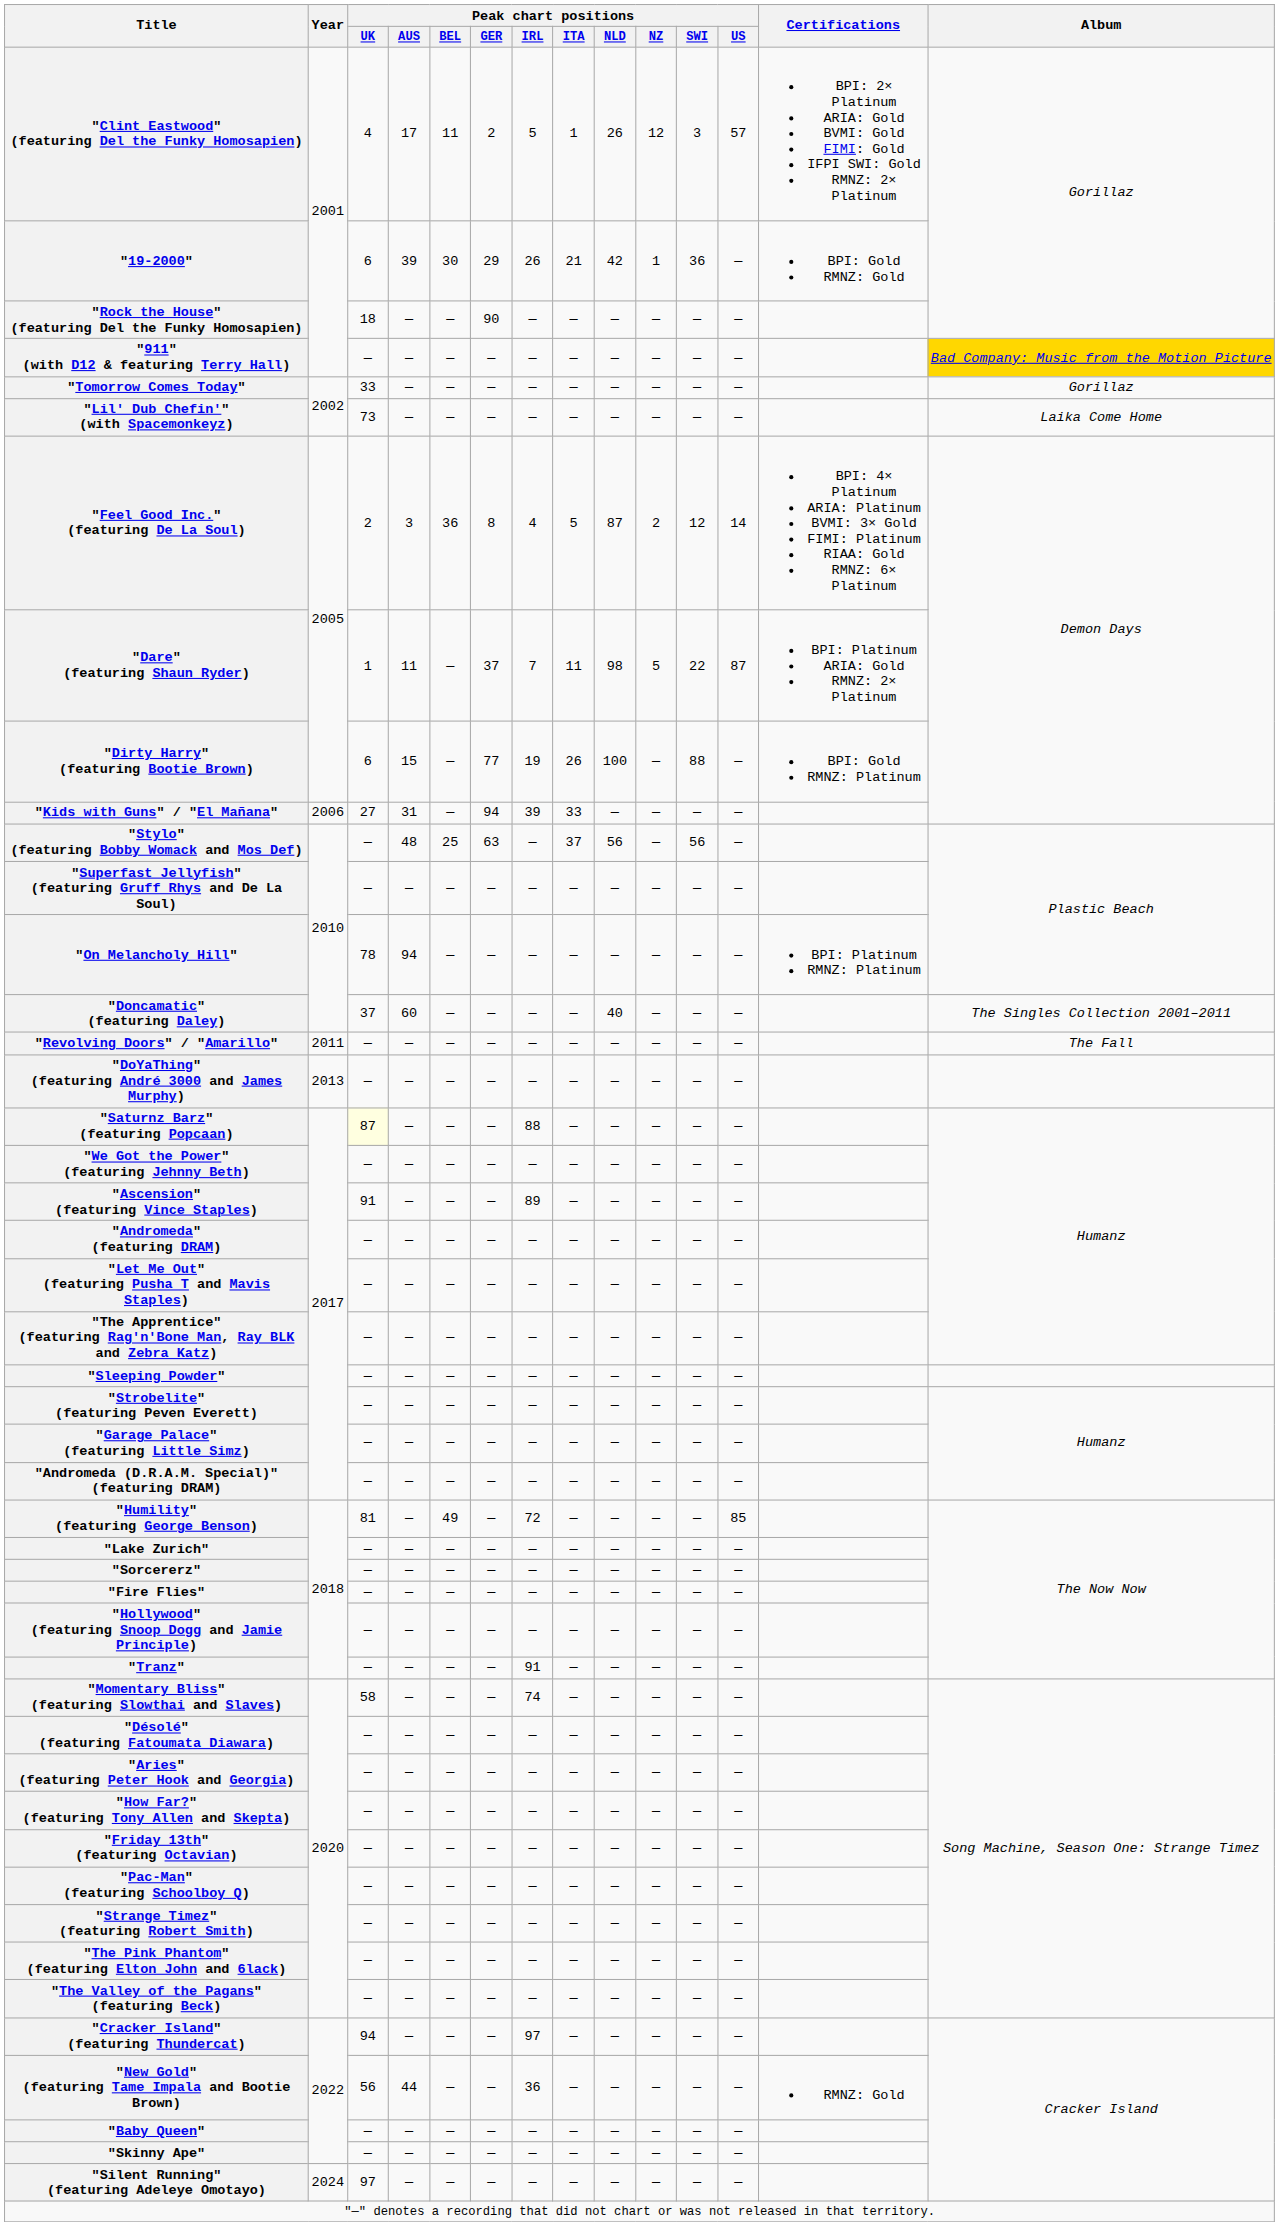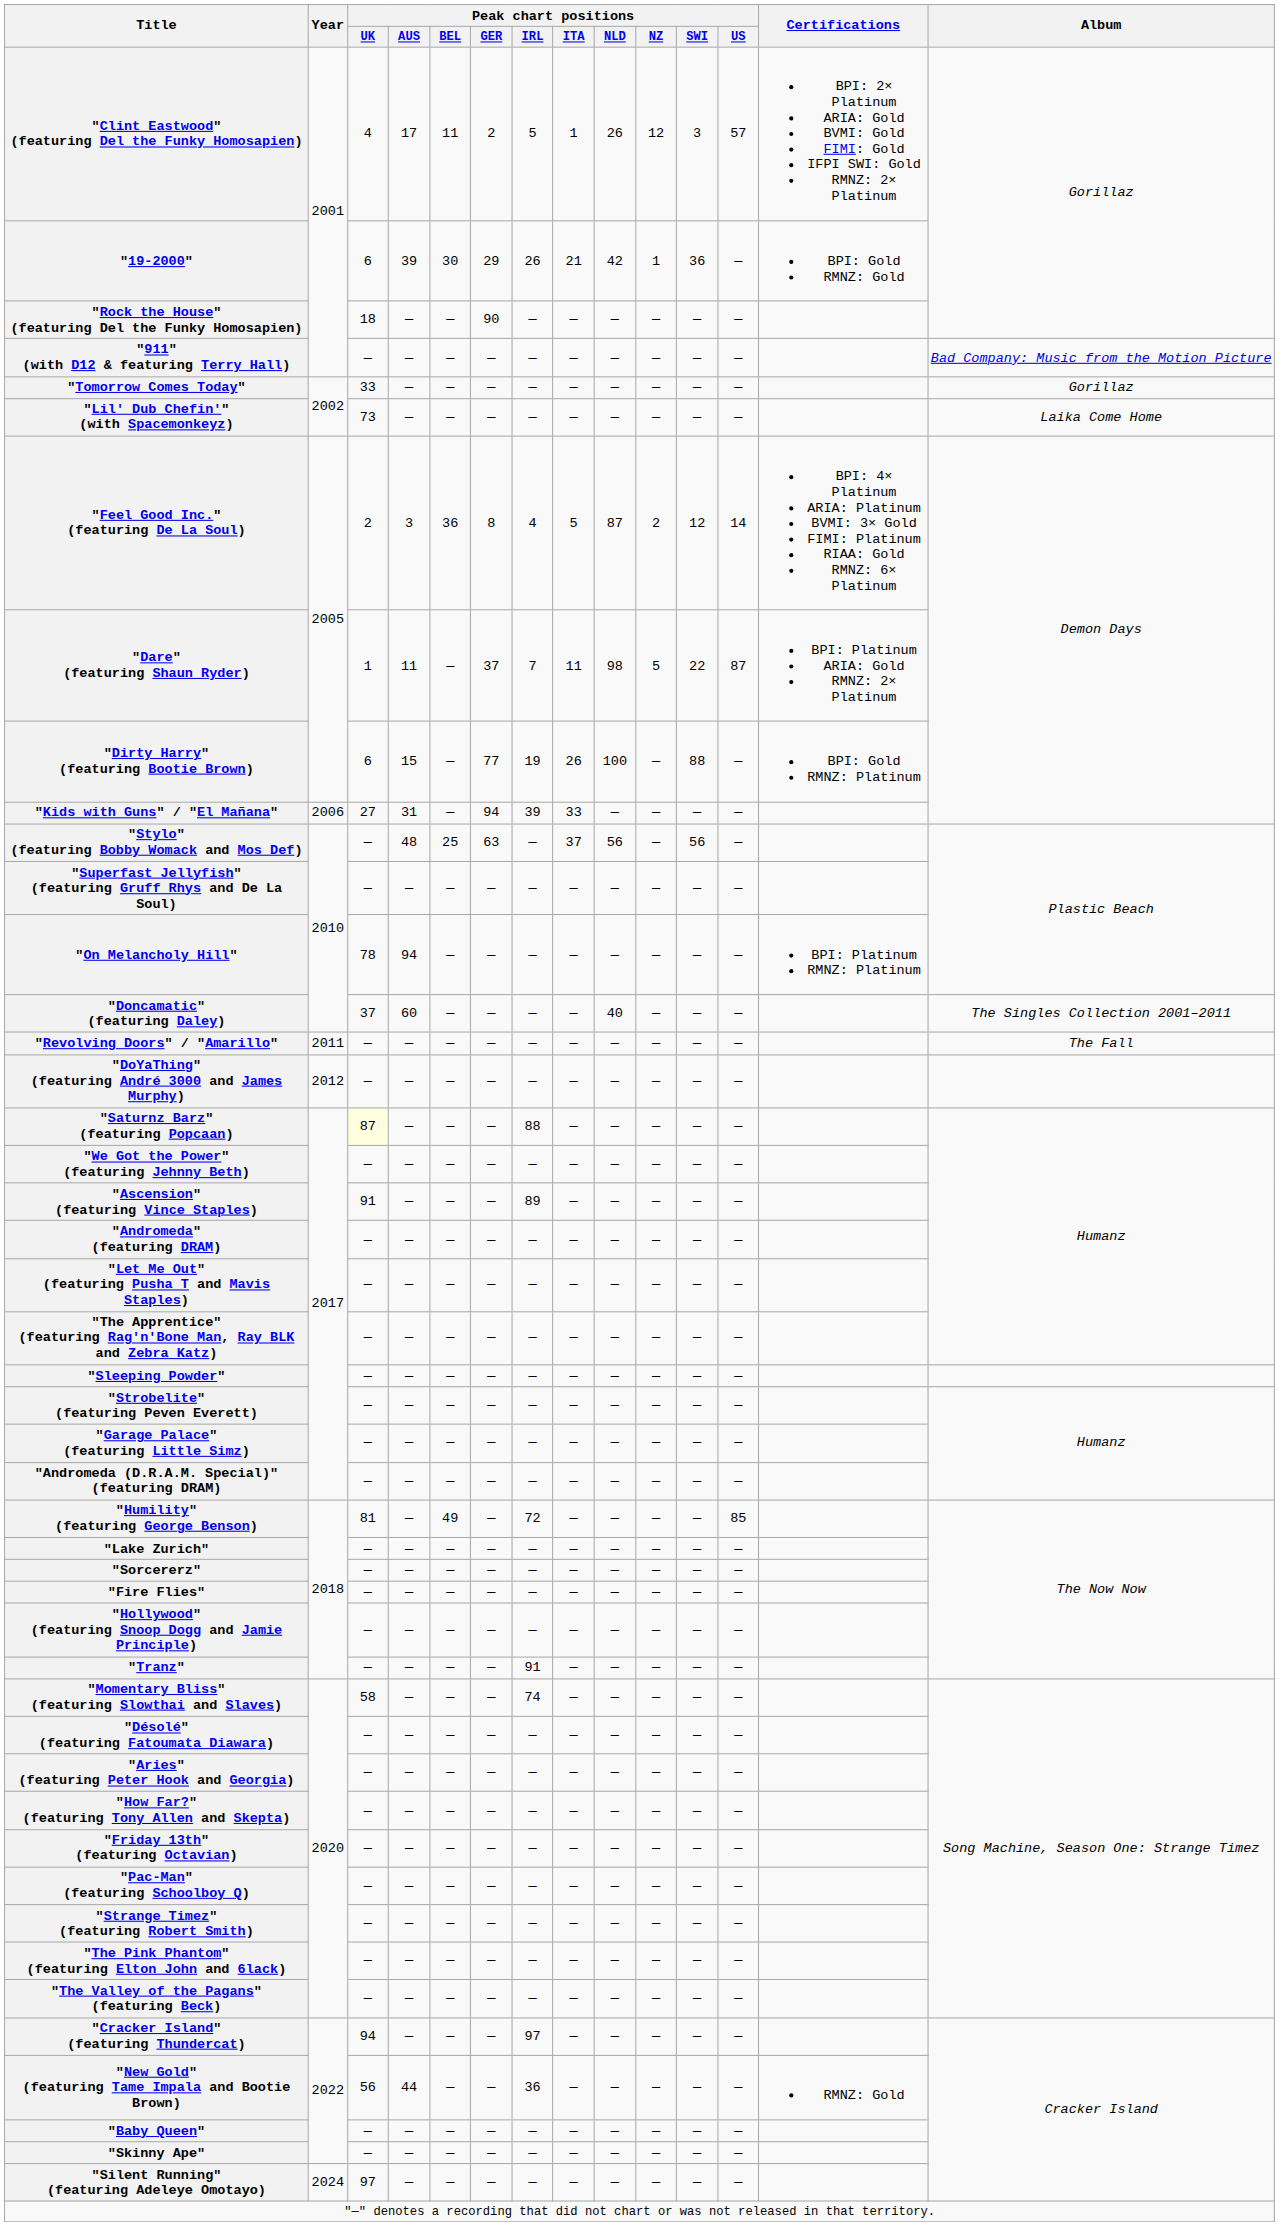(1101, 358) gold background -> (1101, 358) no background
(328, 1081) 2013 -> (328, 1081) 2012
